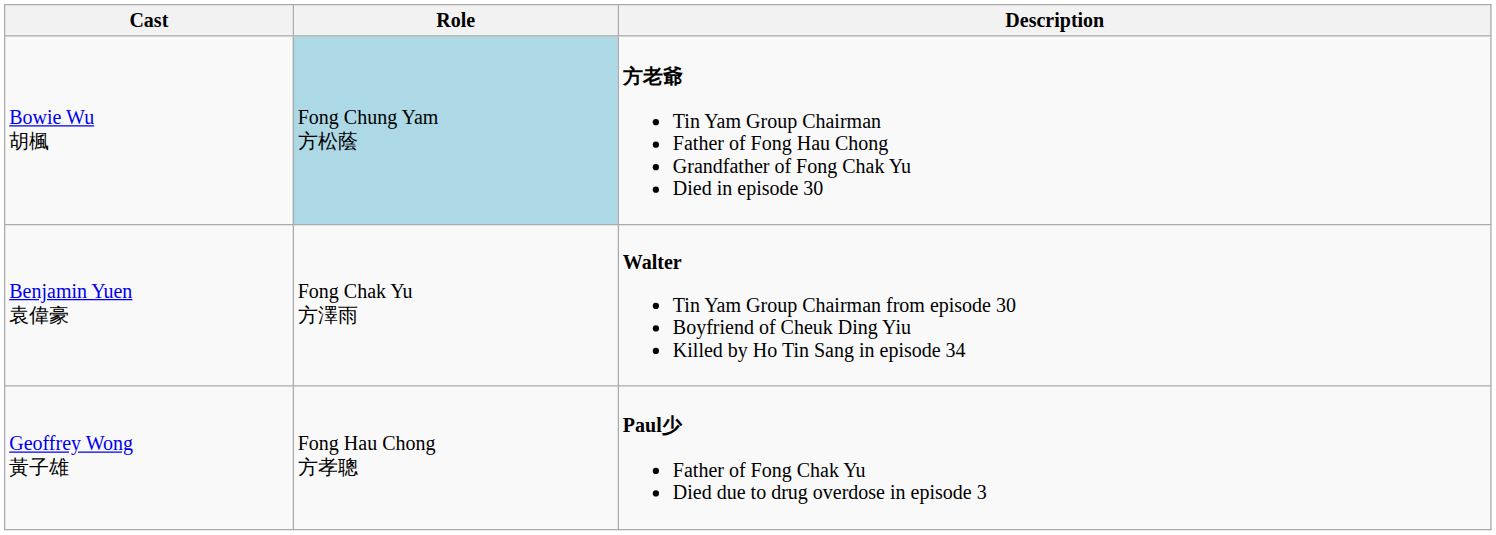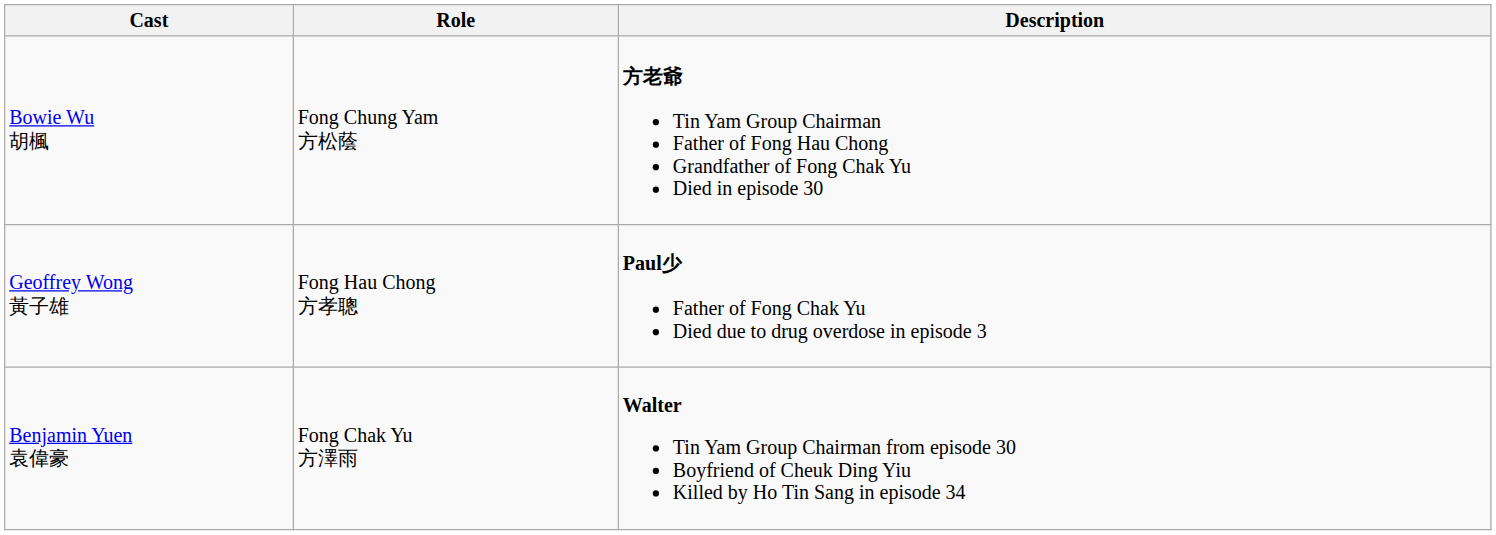(368, 128) lightblue background -> (368, 128) no background
rows swapped: (71, 456) <-> (71, 303)
